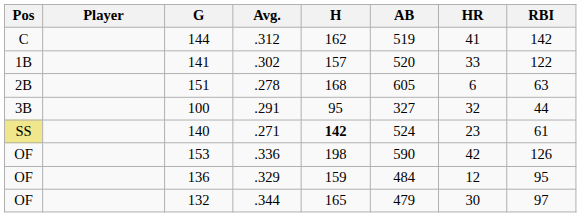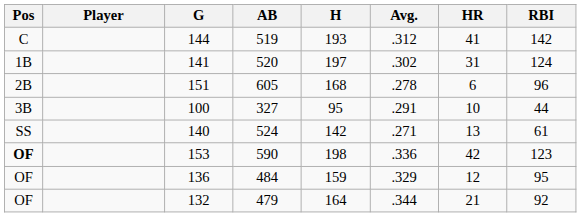columns swapped: (404, 16) <-> (267, 16)
(336, 39) 162 -> (336, 39) 193
(336, 62) 157 -> (336, 62) 197
(473, 62) 33 -> (473, 62) 31
(541, 62) 122 -> (541, 62) 124
(541, 85) 63 -> (541, 85) 96
(473, 108) 32 -> (473, 108) 10
(23, 131) khaki background -> (23, 131) no background
(336, 131) bold -> (336, 131) normal
(473, 131) 23 -> (473, 131) 13
(23, 154) normal -> (23, 154) bold
(541, 154) 126 -> (541, 154) 123
(336, 200) 165 -> (336, 200) 164
(473, 200) 30 -> (473, 200) 21
(541, 200) 97 -> (541, 200) 92
